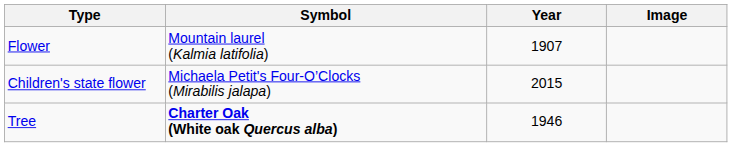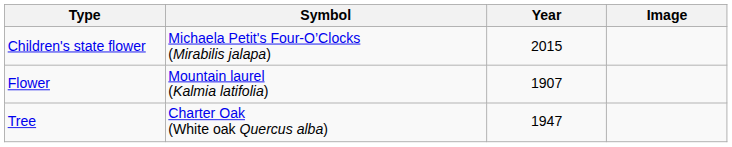rows swapped: (77, 84) <-> (29, 45)
(253, 122) bold -> (248, 122) normal
(547, 122) 1946 -> (547, 122) 1947
